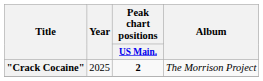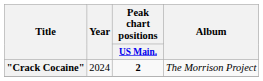(100, 68) 2025 -> (100, 68) 2024
